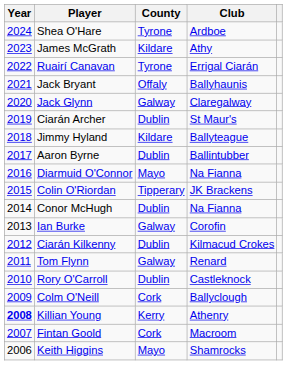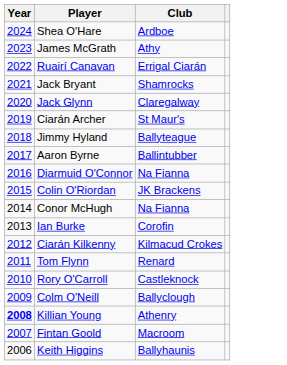- column: (161, 13)
(218, 84) Ballyhaunis -> (166, 84) Shamrocks
(218, 350) Shamrocks -> (166, 350) Ballyhaunis
